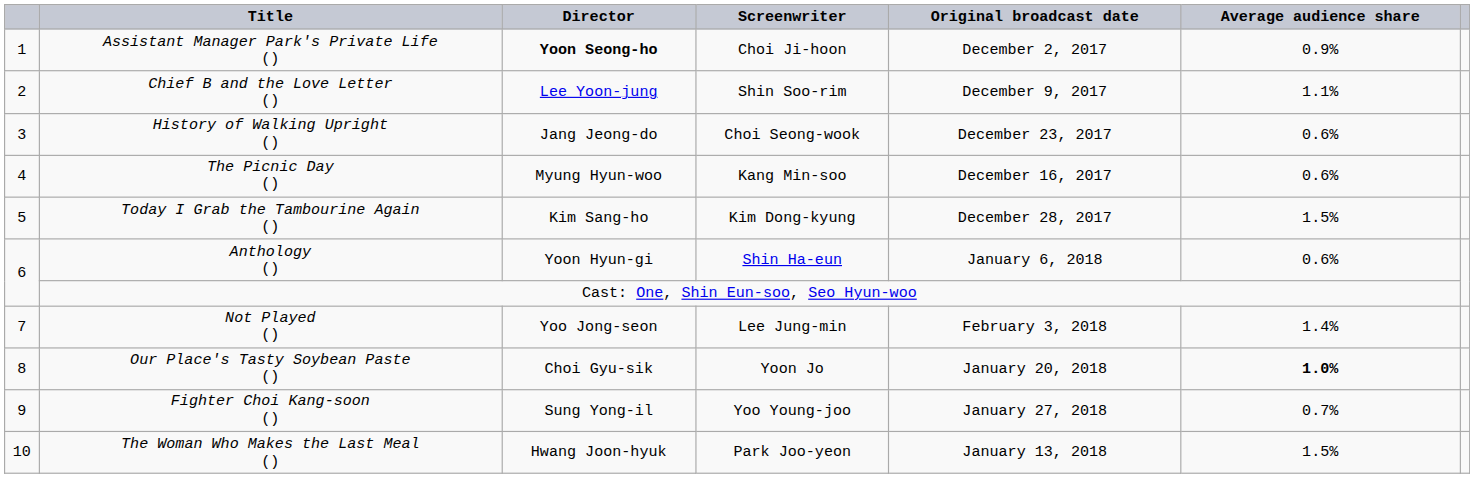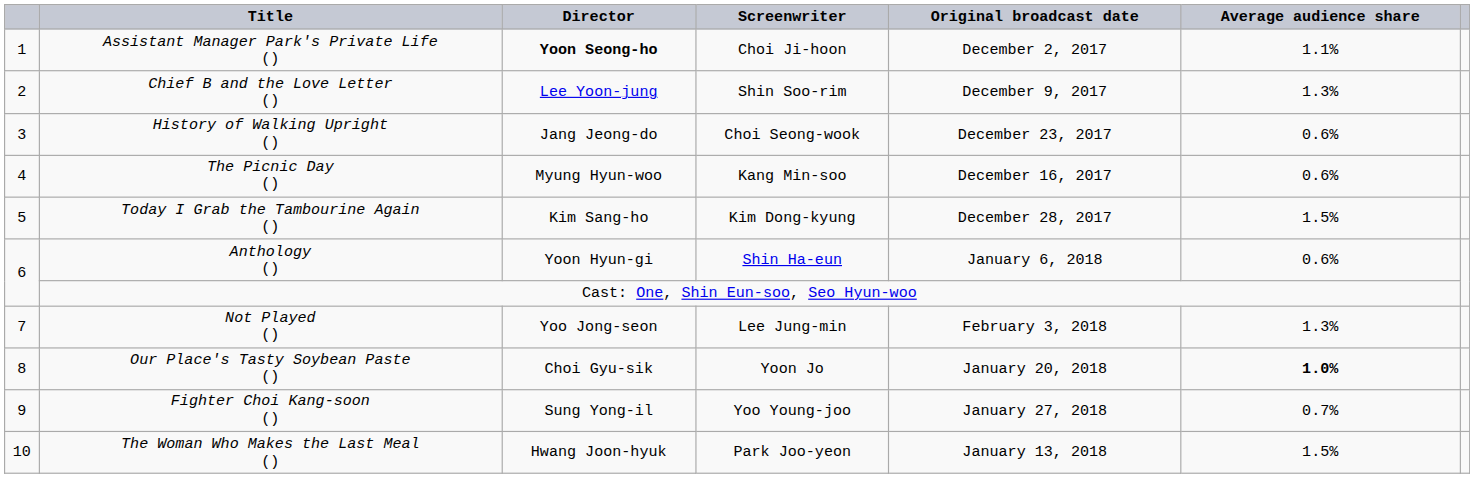(1320, 50) 0.9% -> (1320, 50) 1.1%
(1320, 92) 1.1% -> (1320, 92) 1.3%
(1320, 327) 1.4% -> (1320, 327) 1.3%
